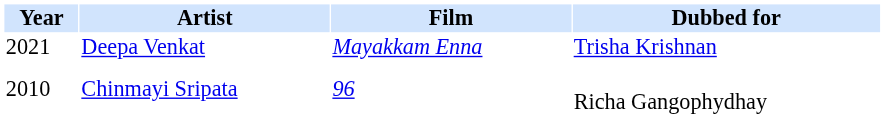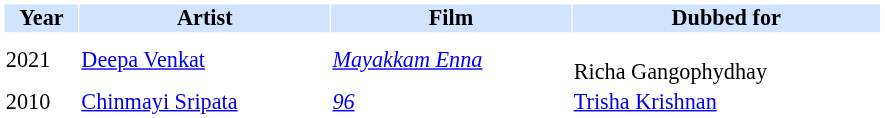(645, 47) Trisha Krishnan -> (670, 72) Richa Gangophydhay
(670, 101) Richa Gangophydhay -> (645, 101) Trisha Krishnan
